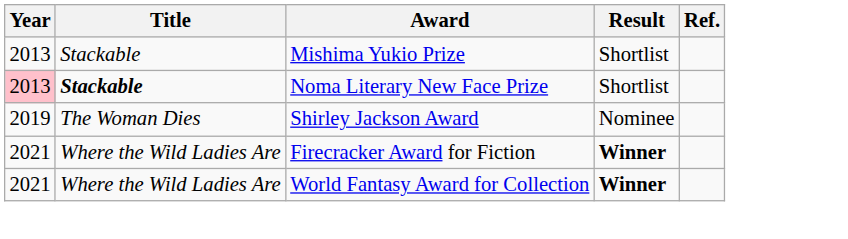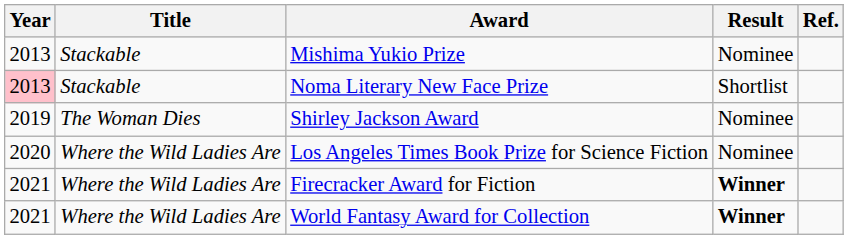(634, 53) Shortlist -> (756, 53) Nominee
(101, 86) bold -> (100, 86) normal
+ row: (499, 151)
